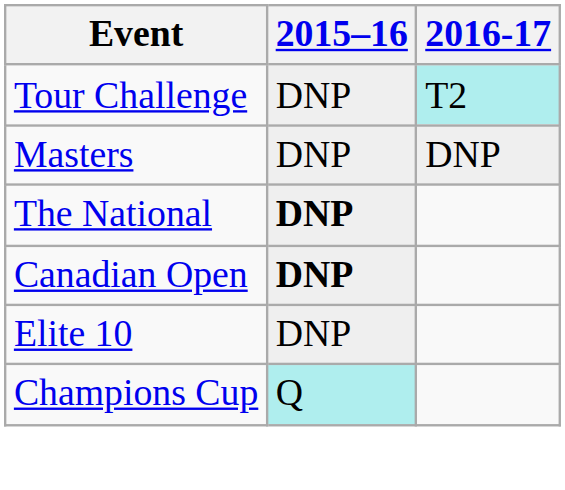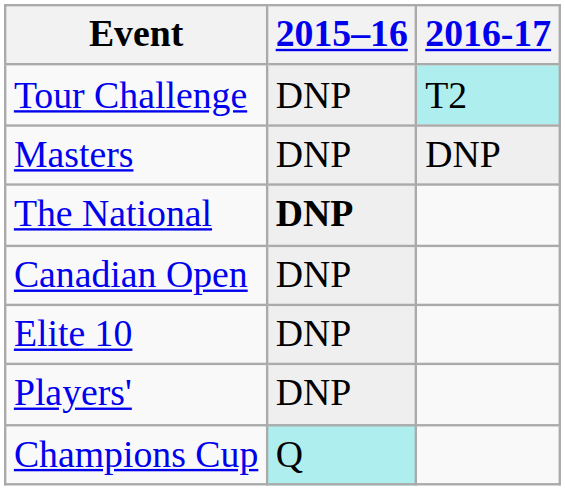(315, 273) bold -> (313, 273) normal
+ row: (73, 393)
